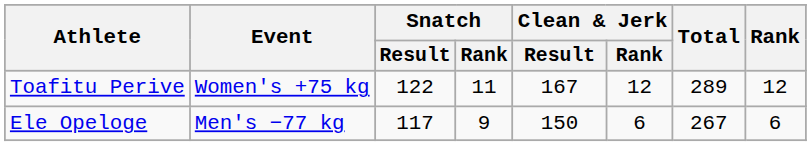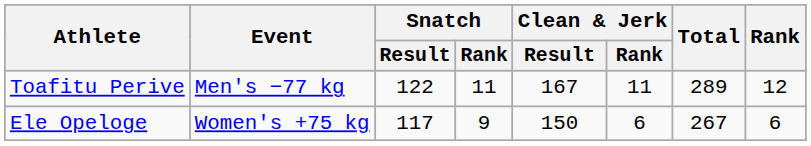(282, 88) Women's +75 kg -> (270, 88) Men's −77 kg
(639, 88) 12 -> (639, 88) 11
(270, 123) Men's −77 kg -> (282, 123) Women's +75 kg
